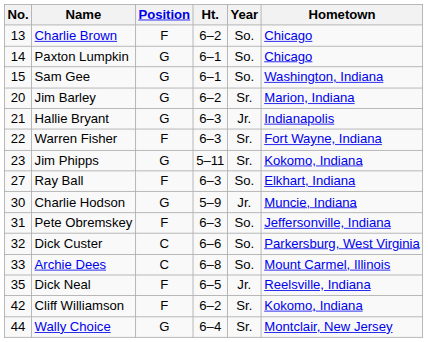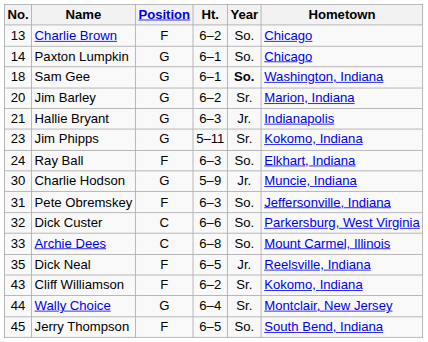(18, 77) 15 -> (18, 77) 18
(244, 77) normal -> (244, 77) bold
- row: (76, 139)
(18, 181) 27 -> (18, 160) 24
(18, 306) 42 -> (18, 285) 43
+ row: (82, 327)
